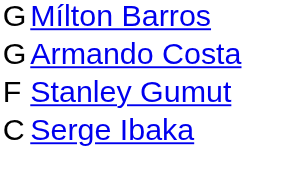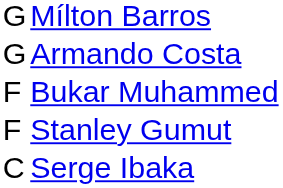+ row: (154, 92)
